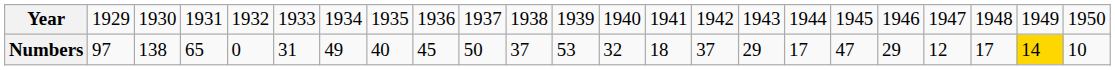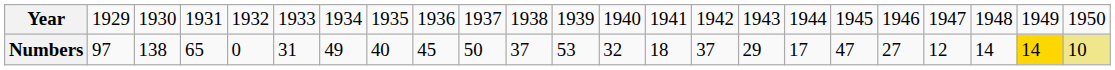(891, 49) 29 -> (891, 49) 27
(984, 49) 17 -> (984, 49) 14
(1077, 49) no background -> (1077, 49) khaki background
